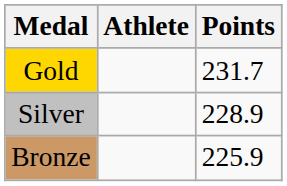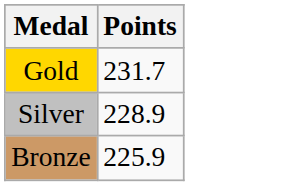- column: (146, 26)
